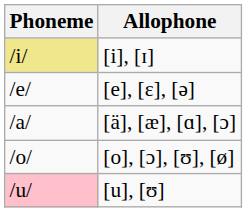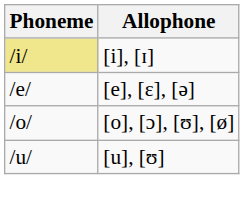- row: (170, 122)
(21, 190) pink background -> (21, 156) no background
